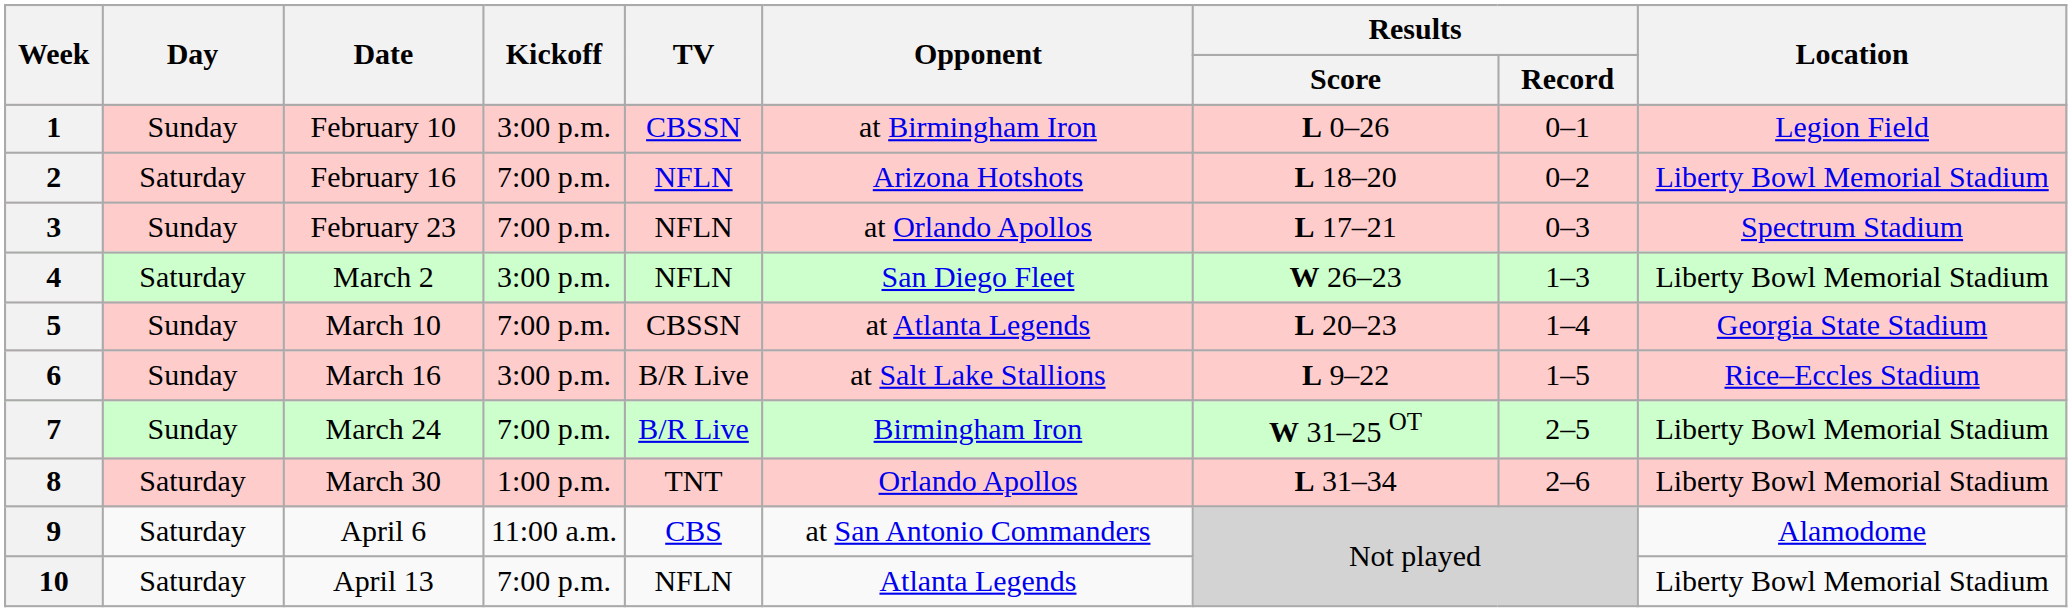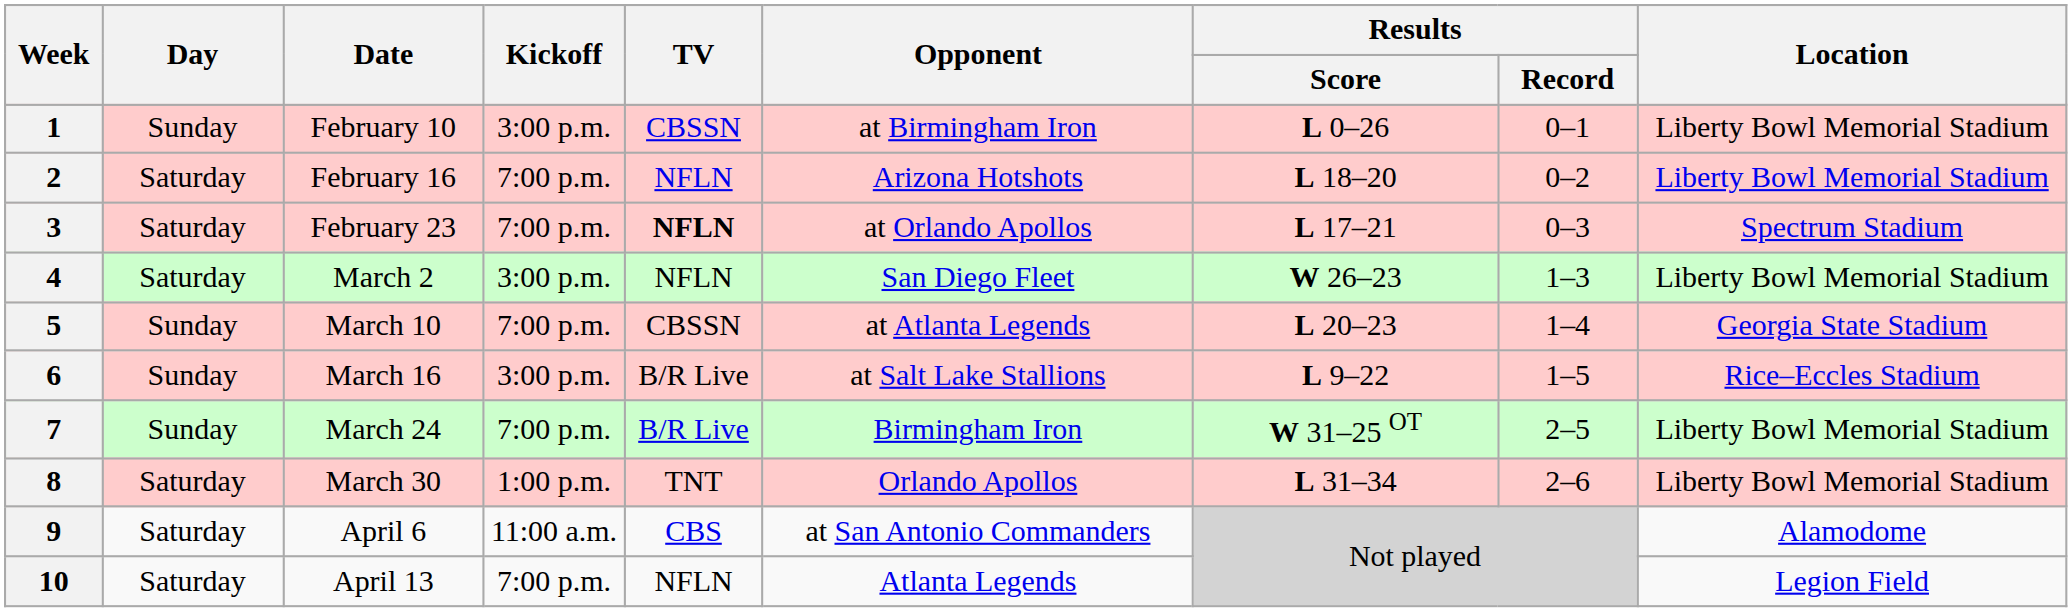(1852, 128) Legion Field -> (1852, 128) Liberty Bowl Memorial Stadium
(192, 227) Sunday -> (192, 227) Saturday
(694, 227) normal -> (694, 227) bold
(1852, 580) Liberty Bowl Memorial Stadium -> (1852, 580) Legion Field
